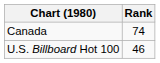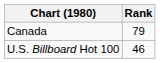(138, 31) 74 -> (138, 31) 79
